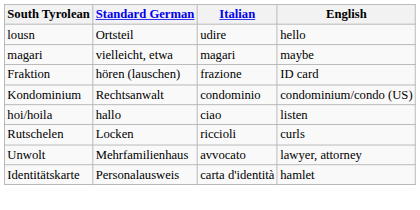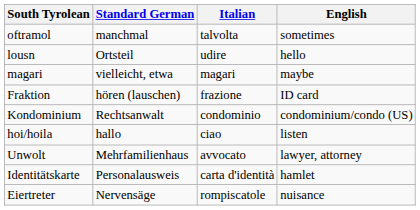+ row: (29, 34)
- row: (35, 134)
+ row: (31, 194)
